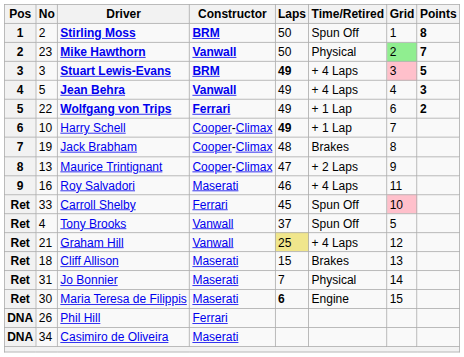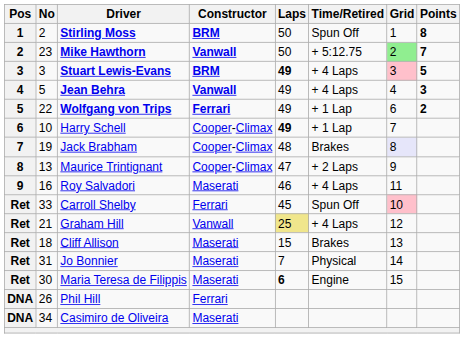(334, 52) Physical -> (337, 52) + 5:12.75
(393, 147) no background -> (393, 147) lavender background
- row: (93, 223)
